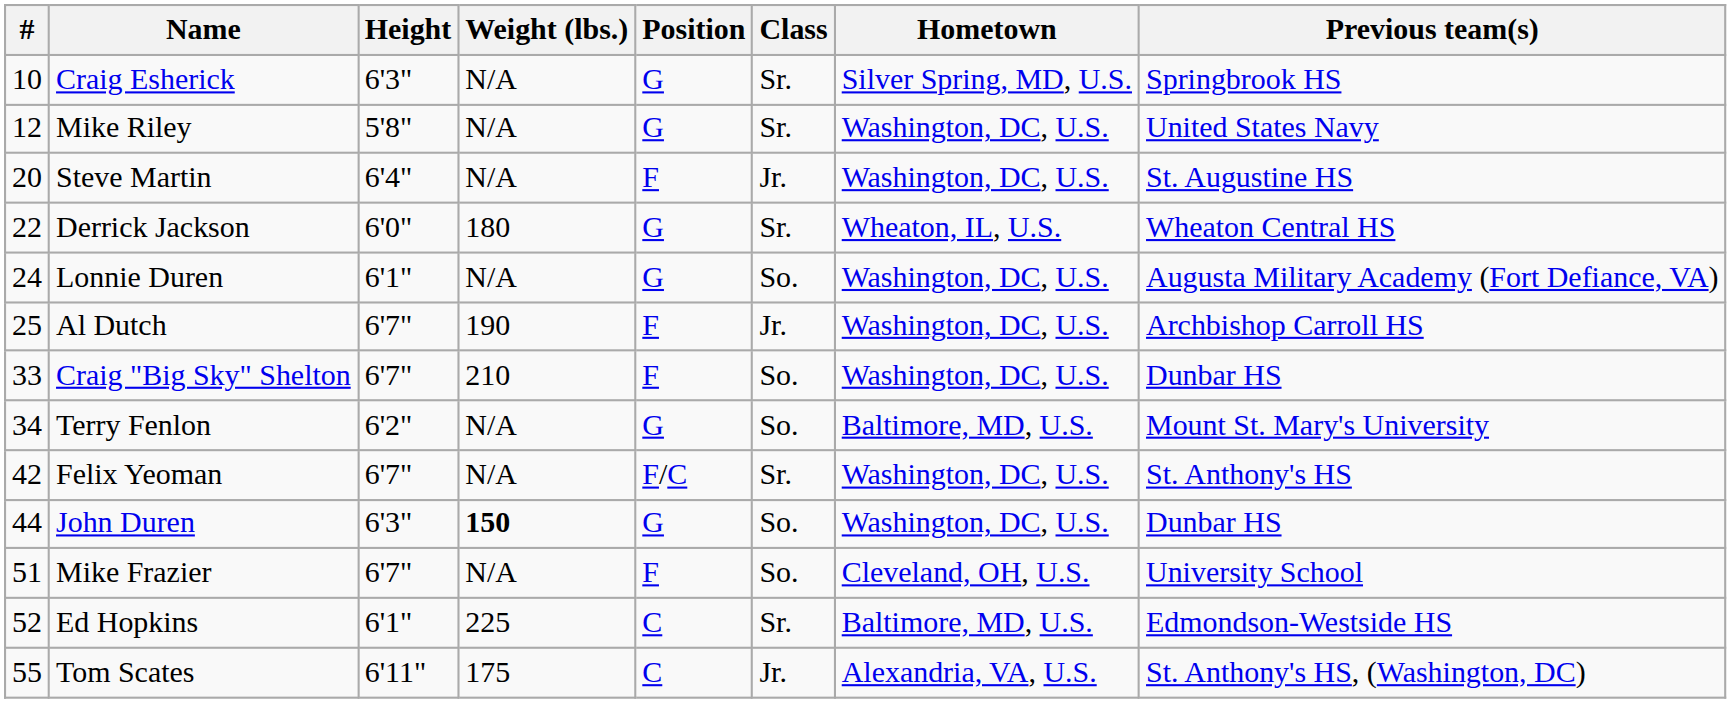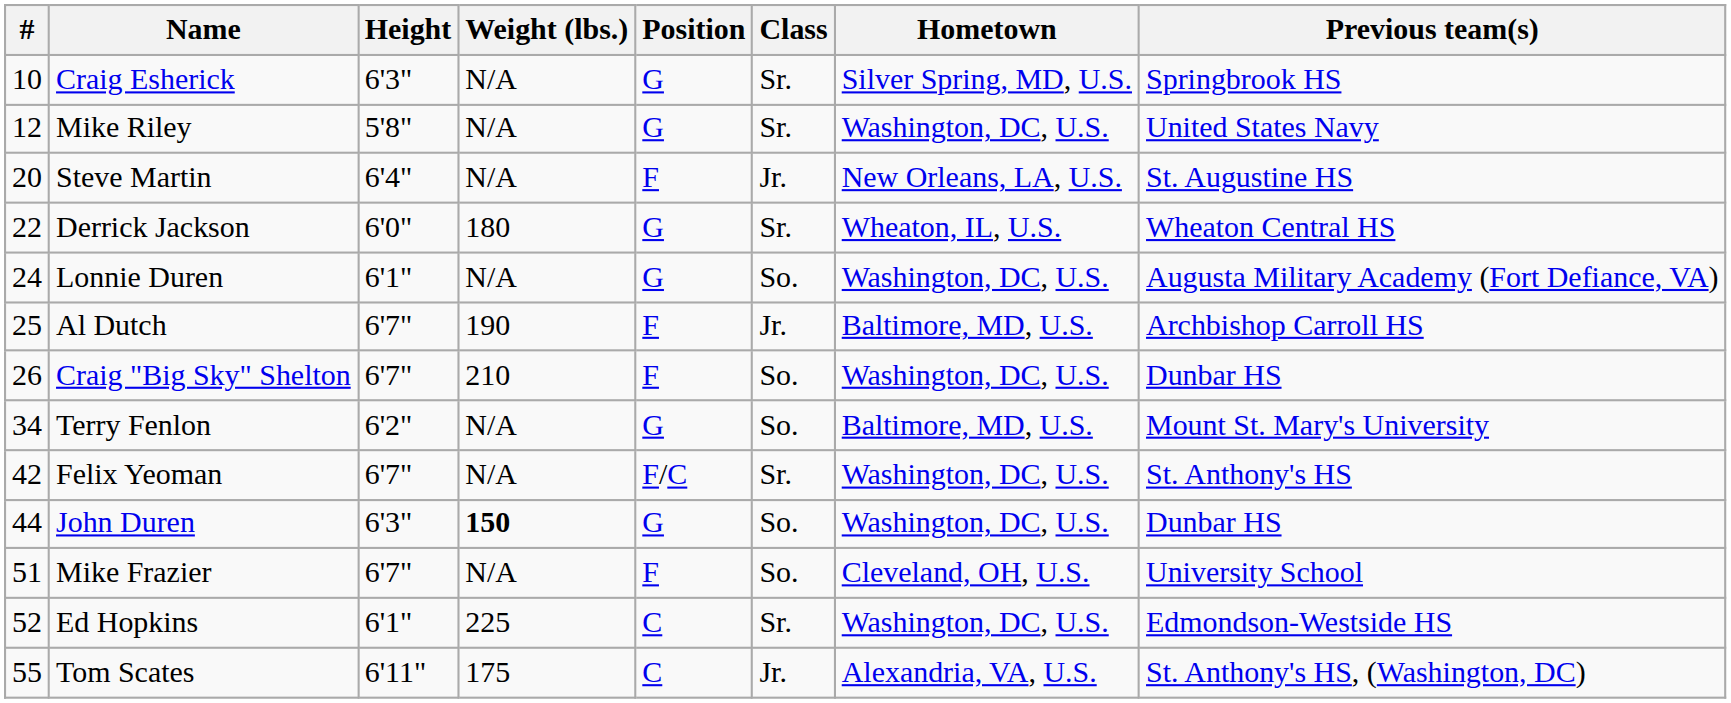(975, 177) Washington, DC, U.S. -> (982, 177) New Orleans, LA, U.S.
(975, 325) Washington, DC, U.S. -> (967, 325) Baltimore, MD, U.S.
(27, 375) 33 -> (27, 375) 26
(967, 622) Baltimore, MD, U.S. -> (975, 622) Washington, DC, U.S.
